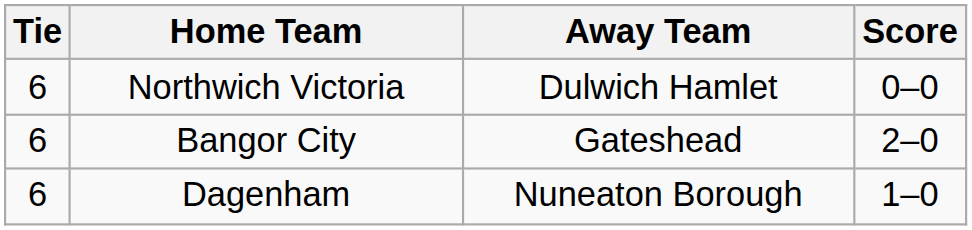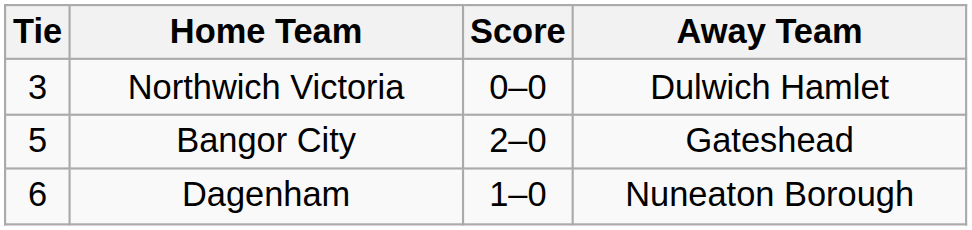columns swapped: (910, 31) <-> (658, 31)
(38, 86) 6 -> (38, 86) 3
(38, 140) 6 -> (38, 140) 5
